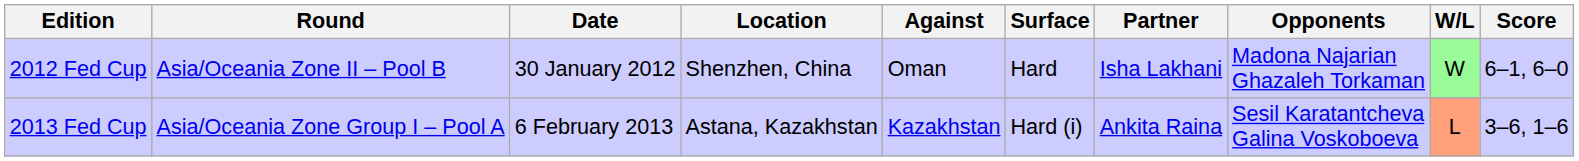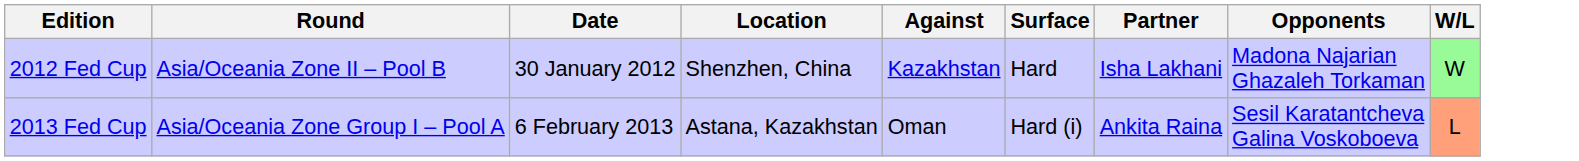- column: (1527, 21)
(917, 68) Oman -> (944, 68) Kazakhstan
(944, 126) Kazakhstan -> (917, 126) Oman
